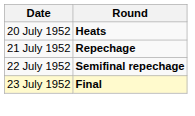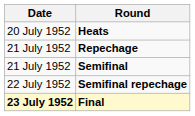+ row: (103, 66)
(39, 84) normal -> (40, 102) bold
